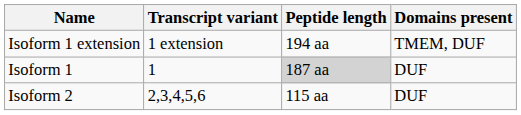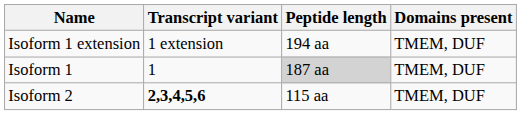(411, 69) DUF -> (440, 69) TMEM, DUF
(177, 95) normal -> (177, 95) bold
(411, 95) DUF -> (440, 95) TMEM, DUF
